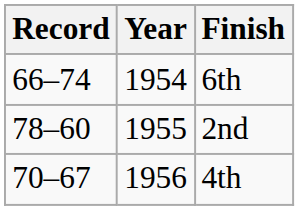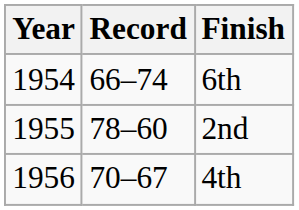columns swapped: (156, 29) <-> (61, 29)
